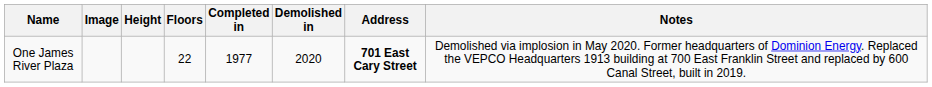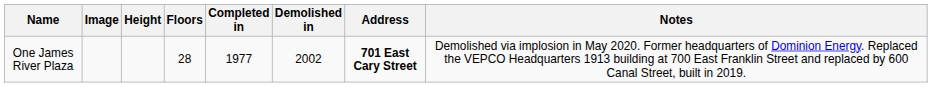(185, 59) 22 -> (185, 59) 28
(308, 59) 2020 -> (308, 59) 2002
